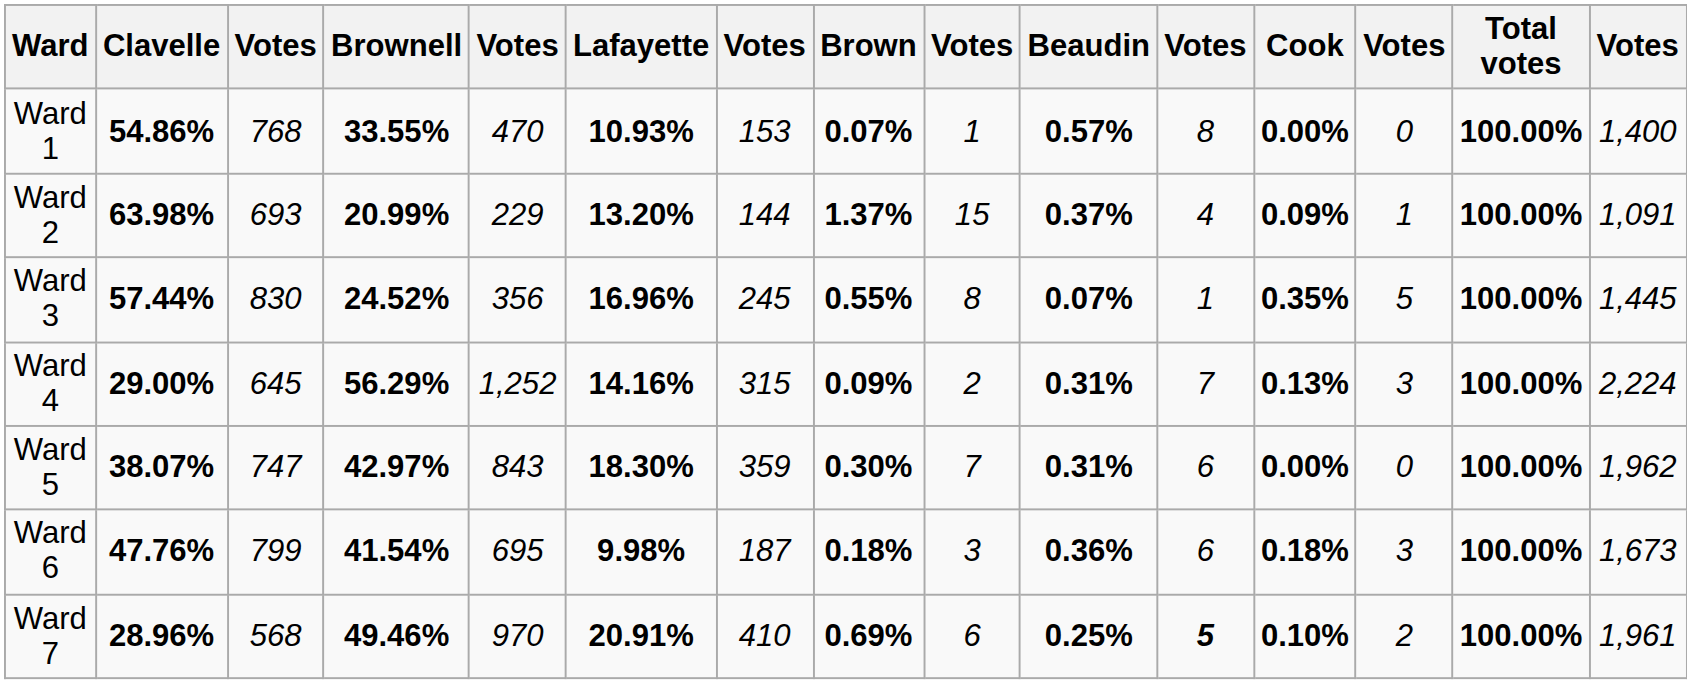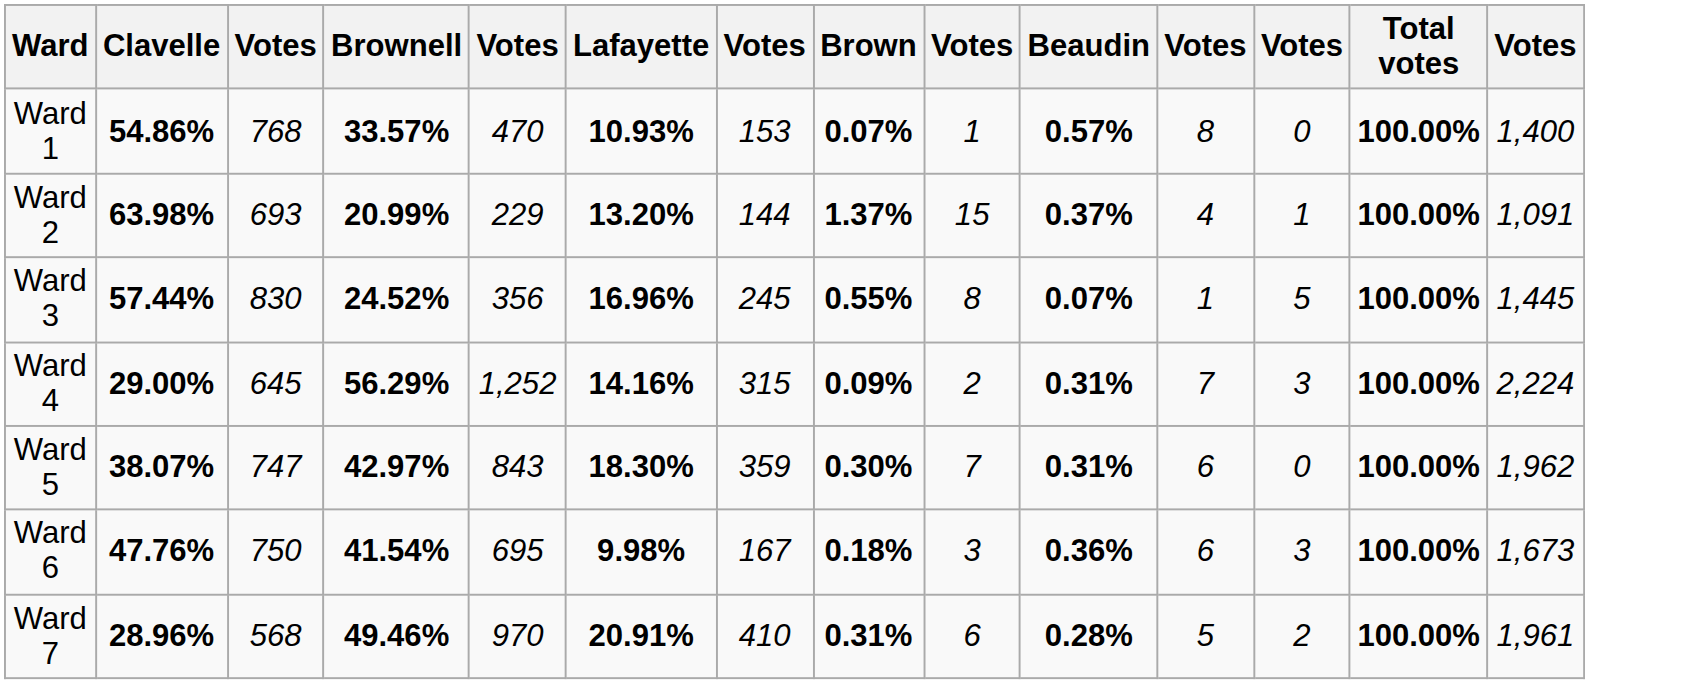- column: (1305, 46)
(397, 130) 33.55% -> (397, 130) 33.57%
(276, 551) 799 -> (276, 551) 750
(765, 551) 187 -> (765, 551) 167
(868, 635) 0.69% -> (868, 635) 0.31%
(1089, 635) 0.25% -> (1089, 635) 0.28%
(1205, 635) bold -> (1205, 635) normal
